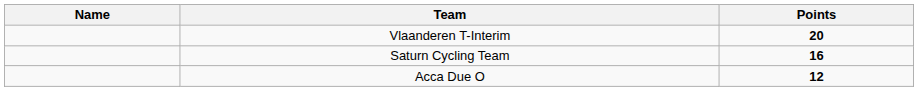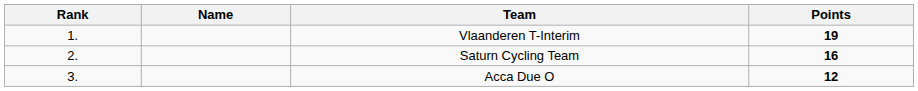+ column: (73, 15)
(817, 36) 20 -> (831, 36) 19
